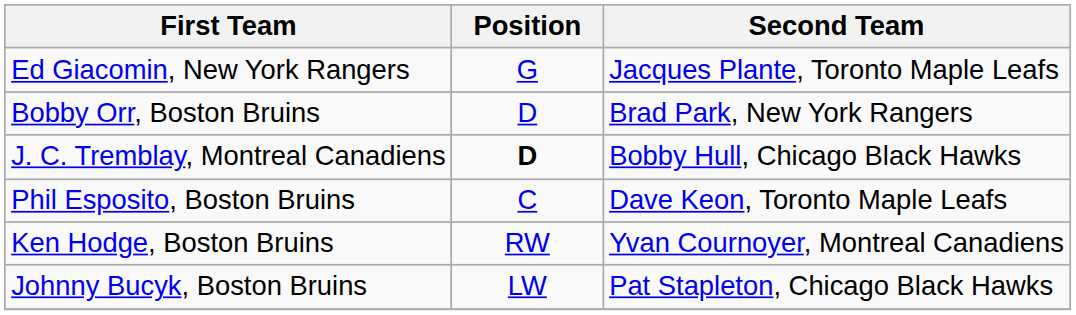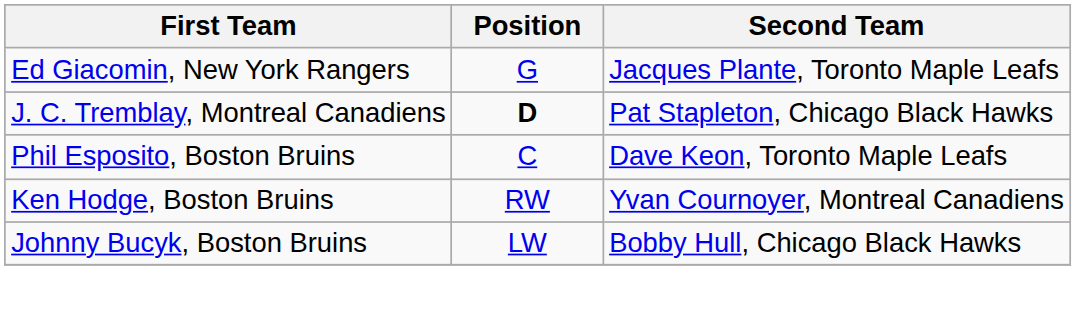- row: (166, 112)
(815, 156) Bobby Hull, Chicago Black Hawks -> (831, 112) Pat Stapleton, Chicago Black Hawks
(831, 286) Pat Stapleton, Chicago Black Hawks -> (815, 243) Bobby Hull, Chicago Black Hawks
